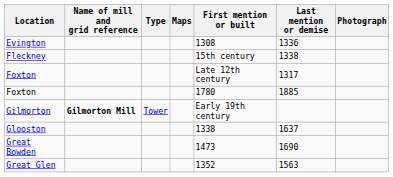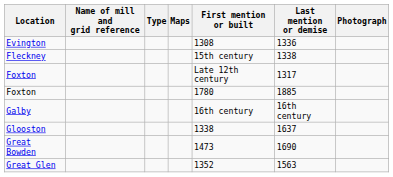+ row: (19, 111)
- row: (28, 111)
